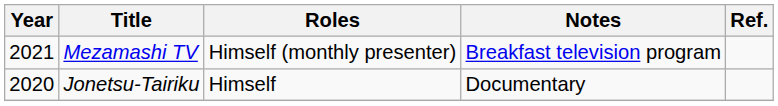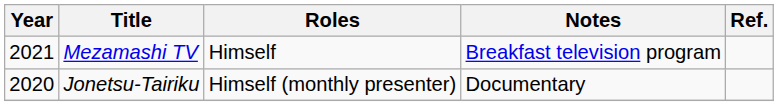(332, 52) Himself (monthly presenter) -> (242, 52) Himself
(242, 84) Himself -> (332, 84) Himself (monthly presenter)
